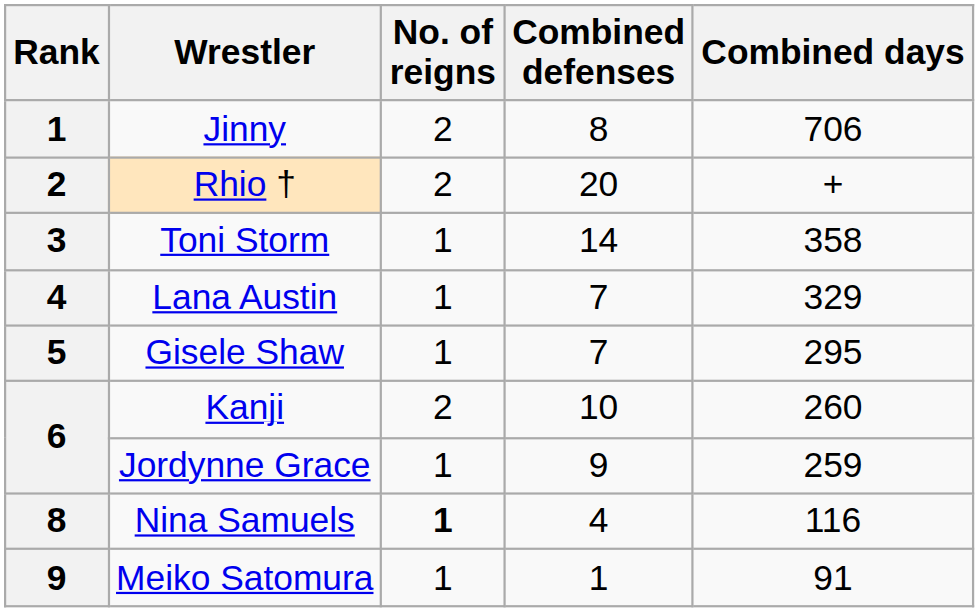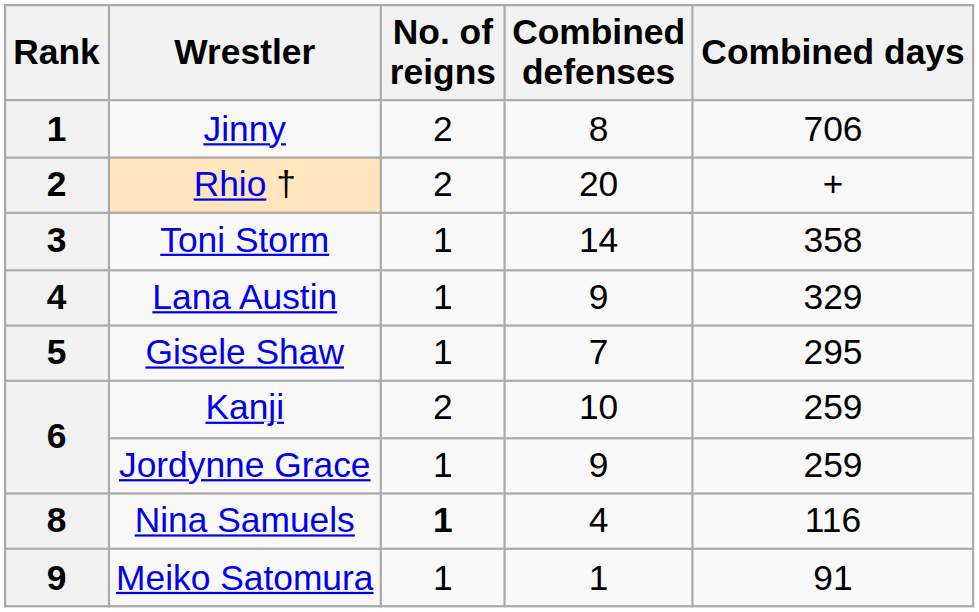(599, 296) 7 -> (599, 296) 9
(833, 408) 260 -> (833, 408) 259
